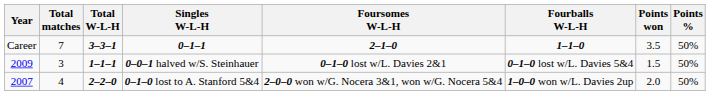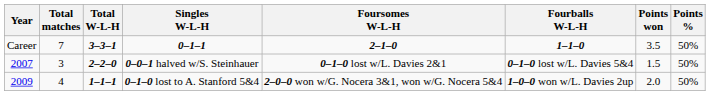(22, 63) 2009 -> (22, 63) 2007
(103, 63) 1–1–1 -> (103, 63) 2–2–0
(22, 81) 2007 -> (22, 81) 2009
(103, 81) 2–2–0 -> (103, 81) 1–1–1
